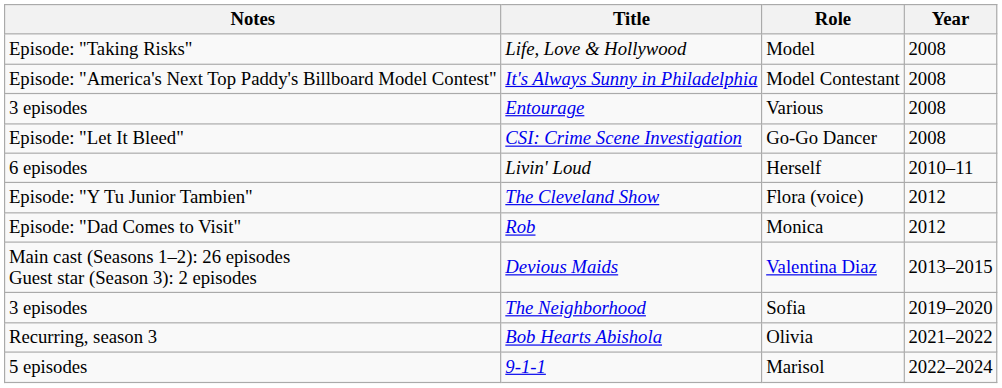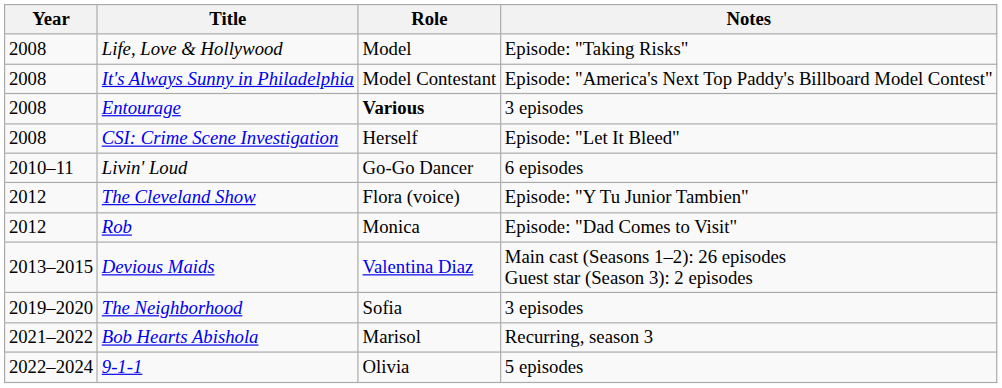columns swapped: (951, 19) <-> (253, 19)
(795, 108) normal -> (393, 108) bold
(822, 138) Go-Go Dancer -> (390, 138) Herself
(794, 167) Herself -> (418, 167) Go-Go Dancer
(790, 337) Olivia -> (392, 337) Marisol
(795, 366) Marisol -> (386, 366) Olivia
